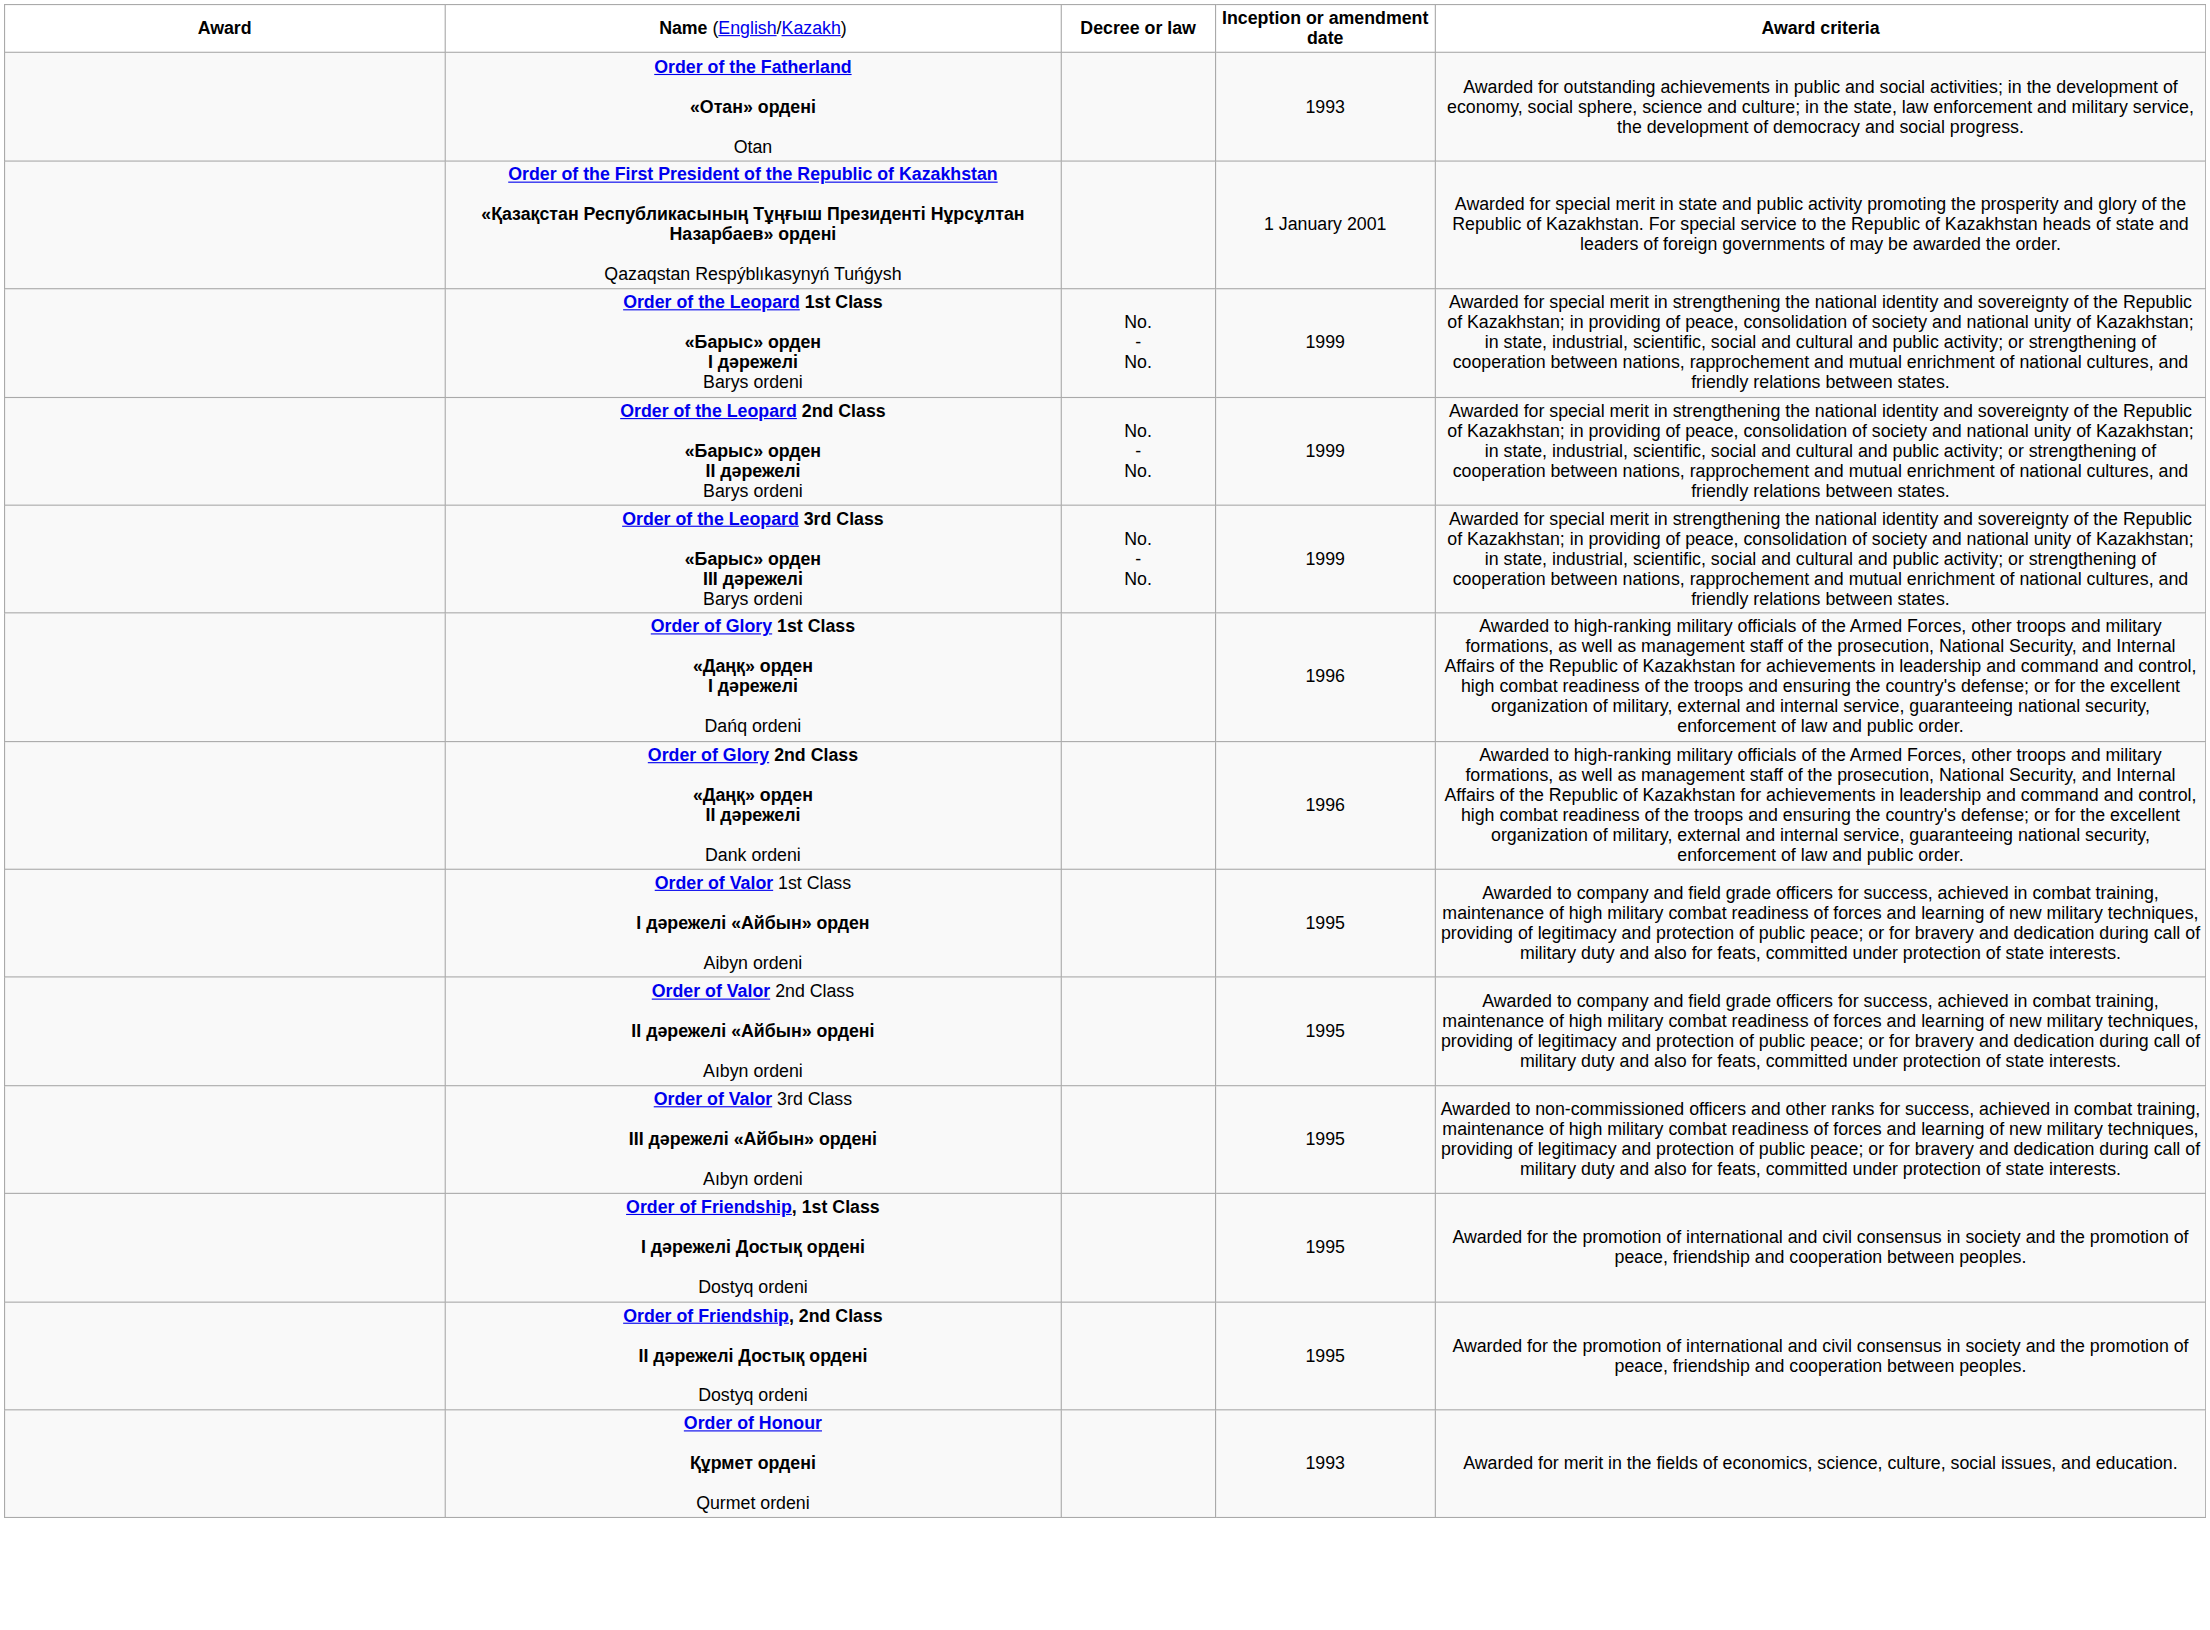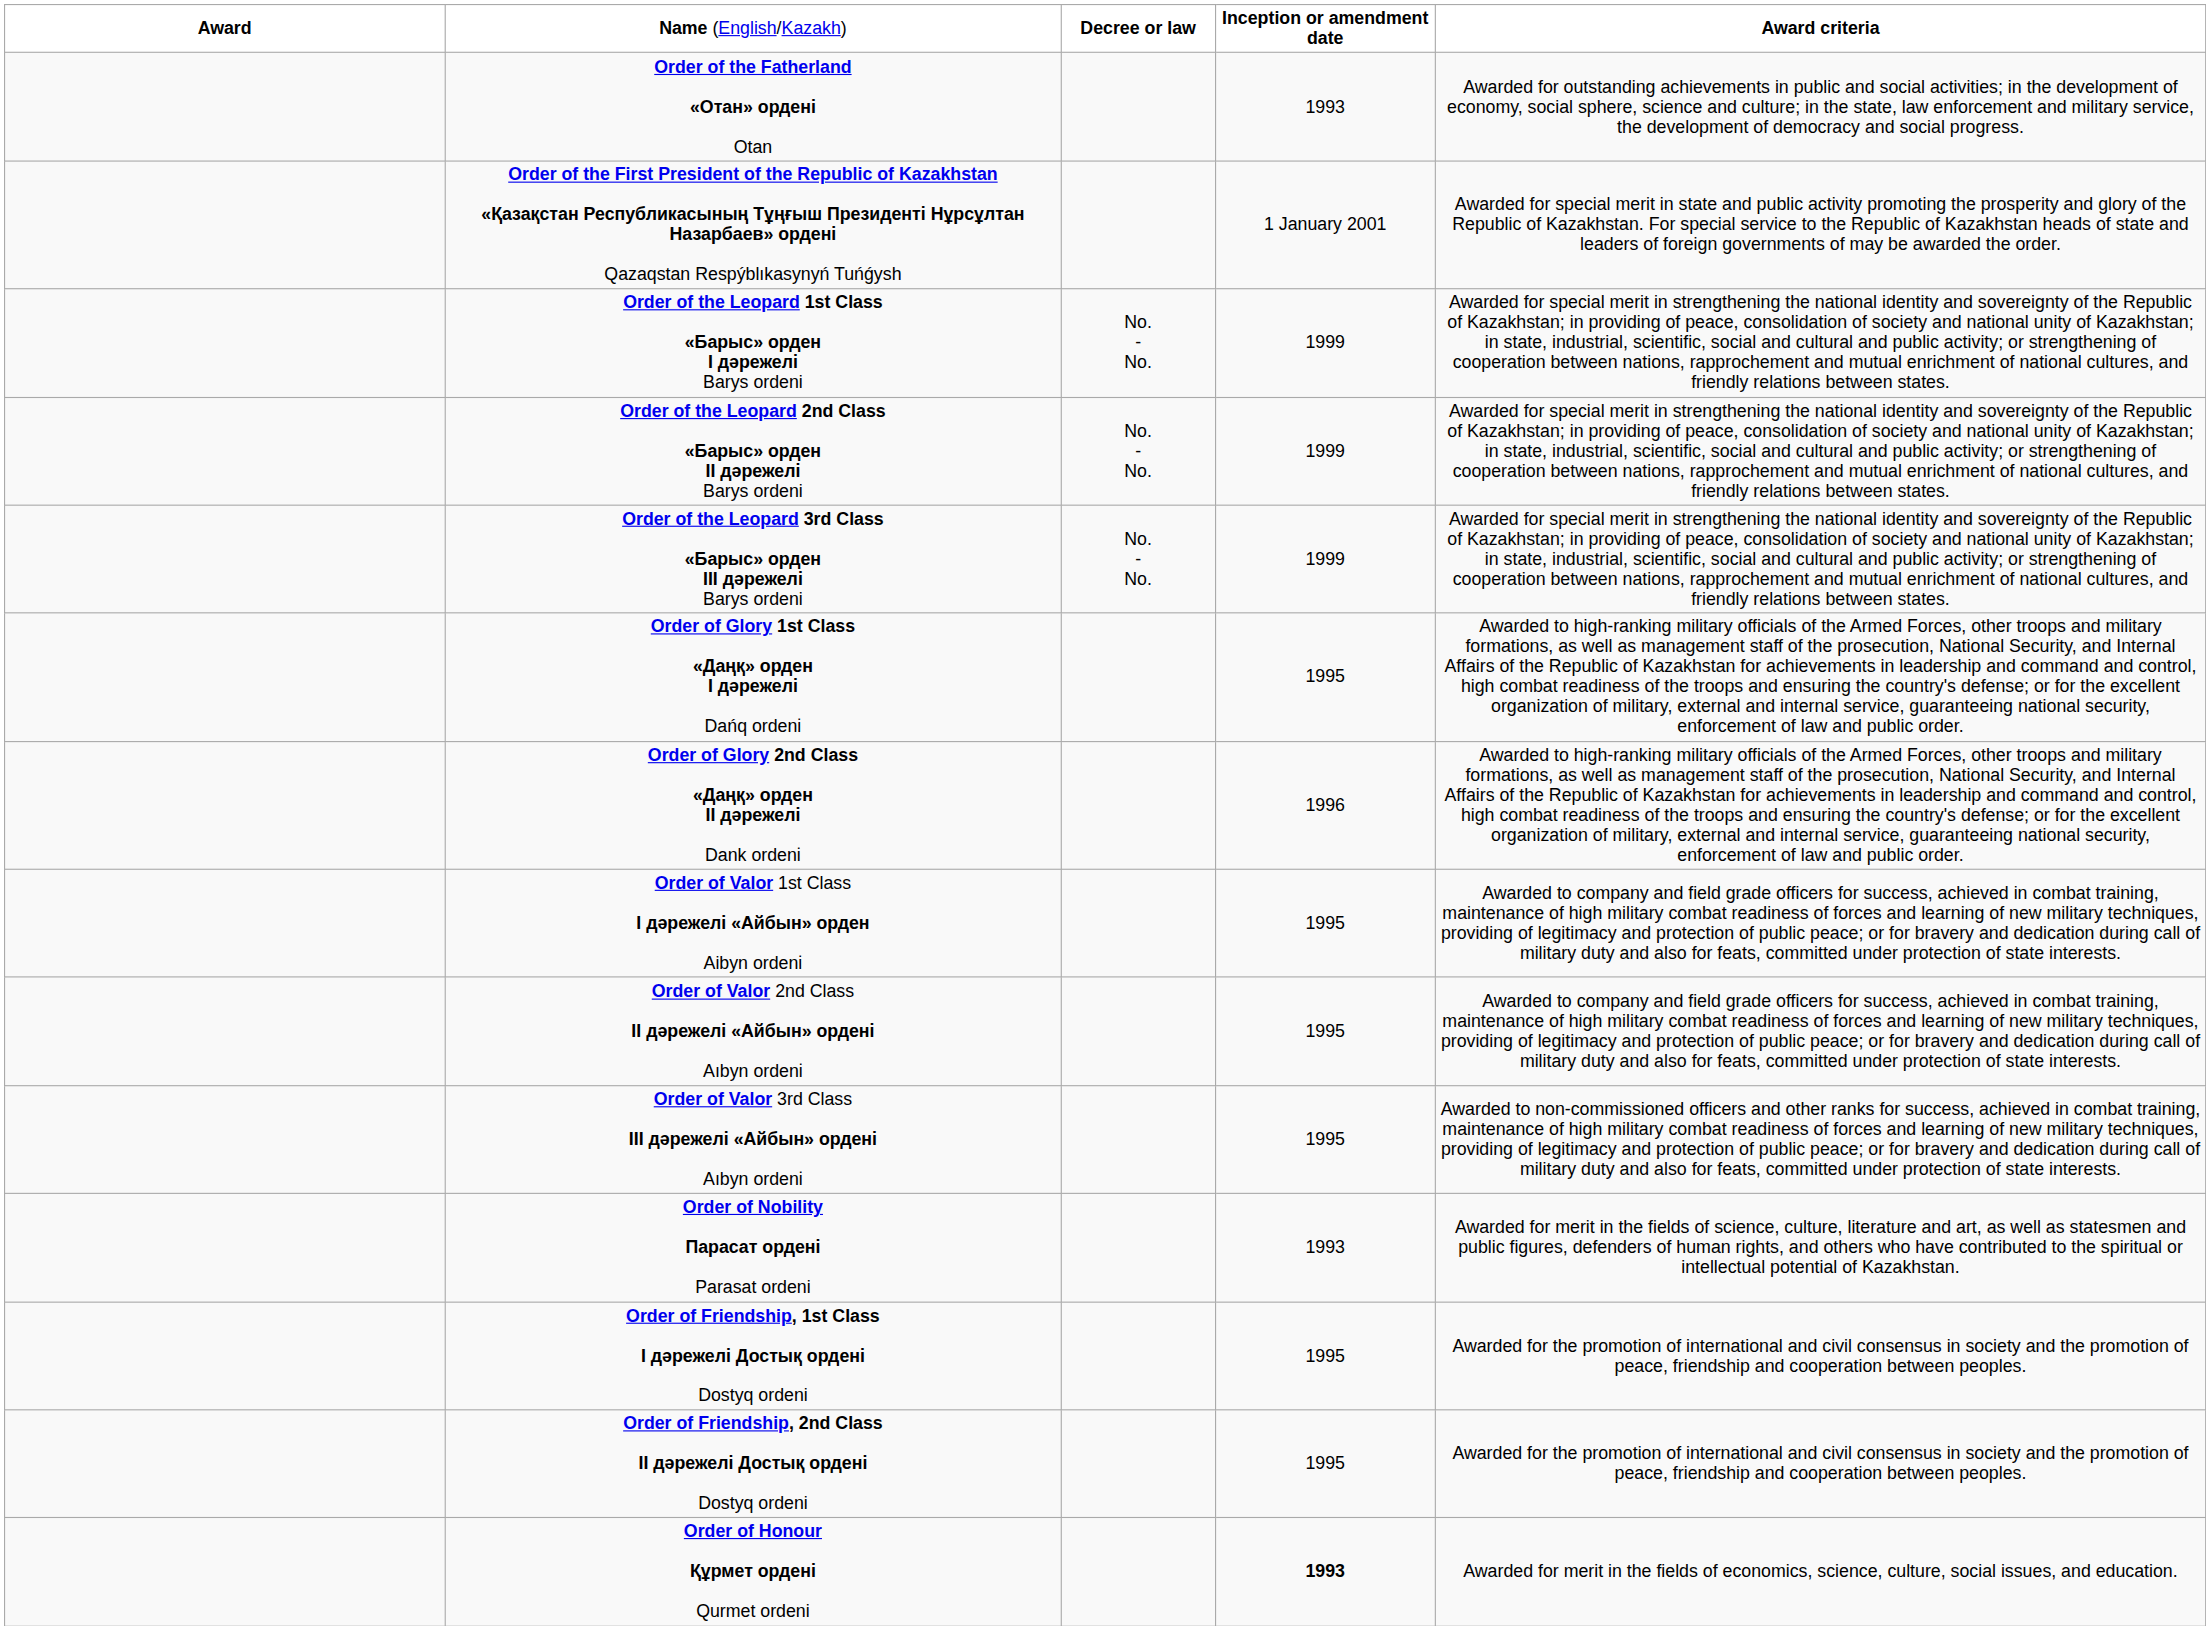(1325, 677) 1996 -> (1325, 677) 1995
+ row: (753, 1247)
(1325, 1463) normal -> (1325, 1571) bold
